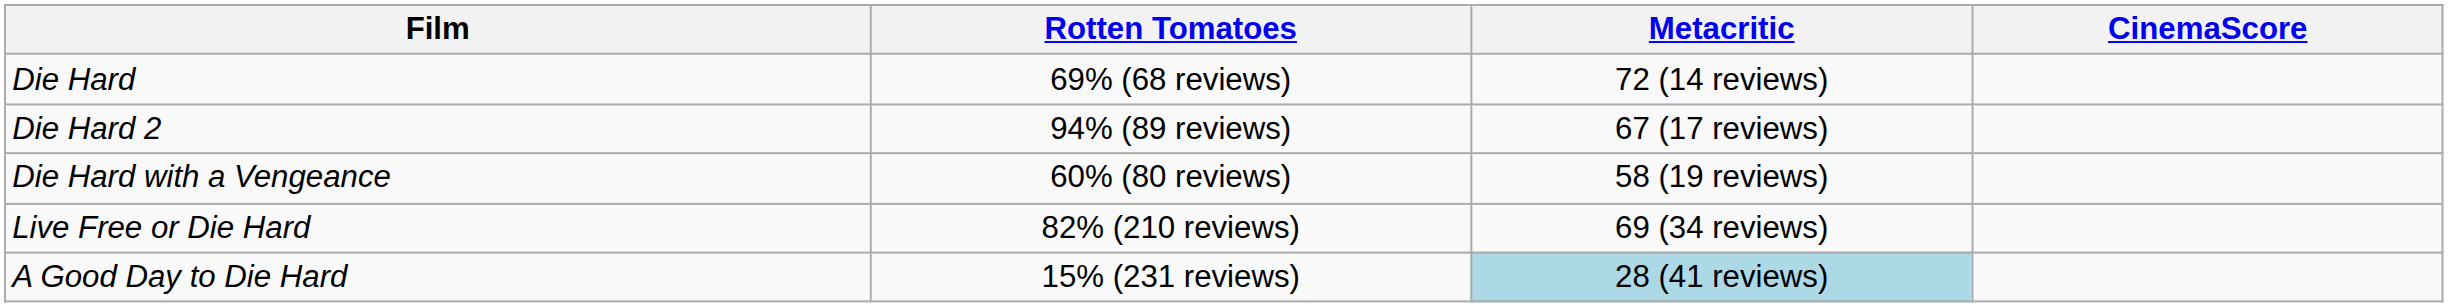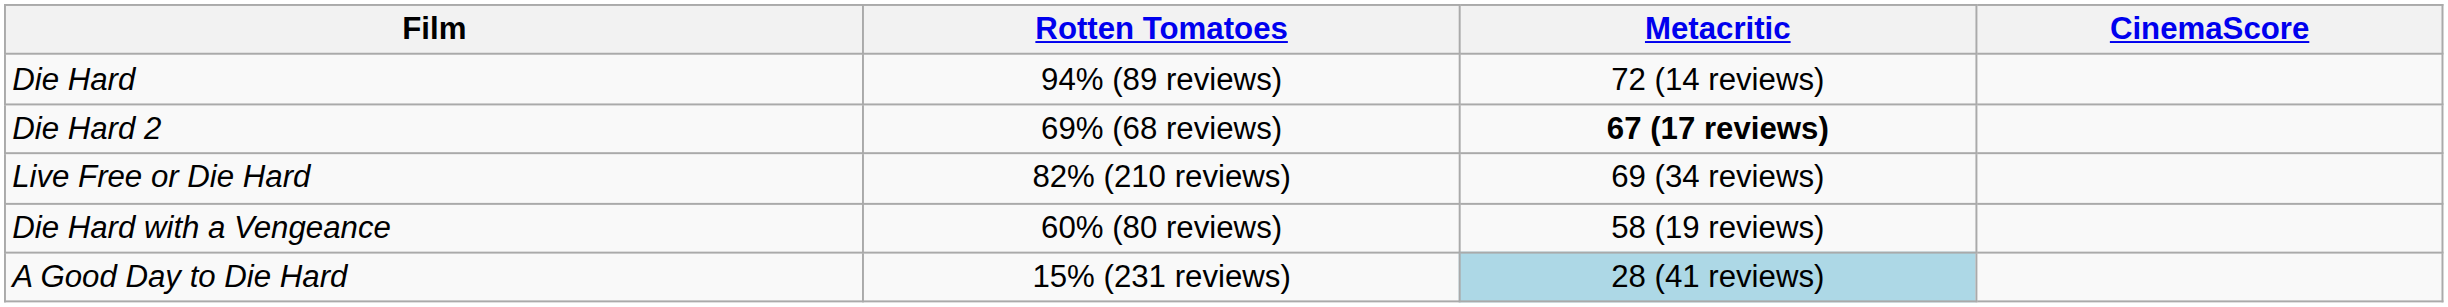(1171, 78) 69% (68 reviews) -> (1162, 78) 94% (89 reviews)
(1171, 128) 94% (89 reviews) -> (1162, 128) 69% (68 reviews)
(1722, 128) normal -> (1718, 128) bold
rows swapped: (201, 177) <-> (161, 227)
